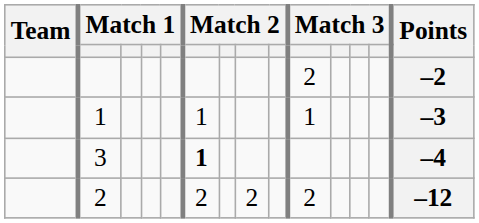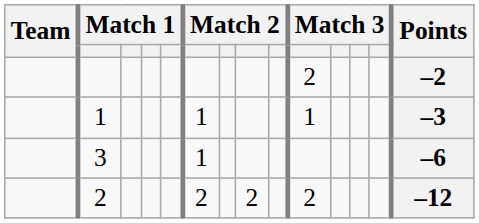(201, 157) bold -> (201, 157) normal
(433, 157) –4 -> (433, 157) –6
